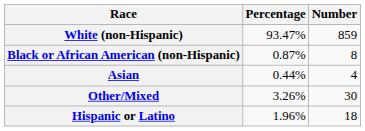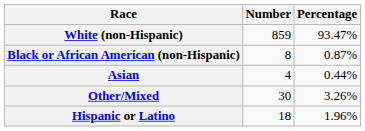columns swapped: (334, 14) <-> (276, 14)
